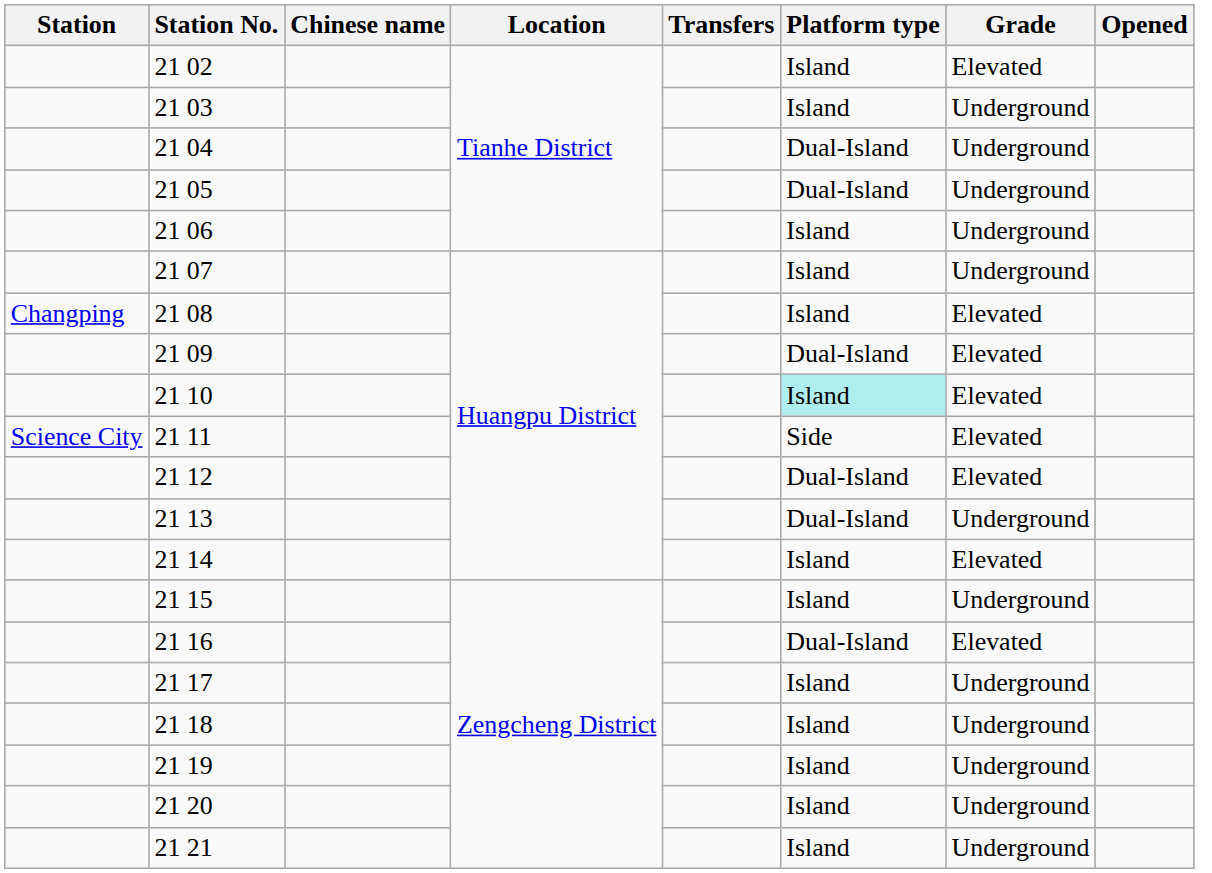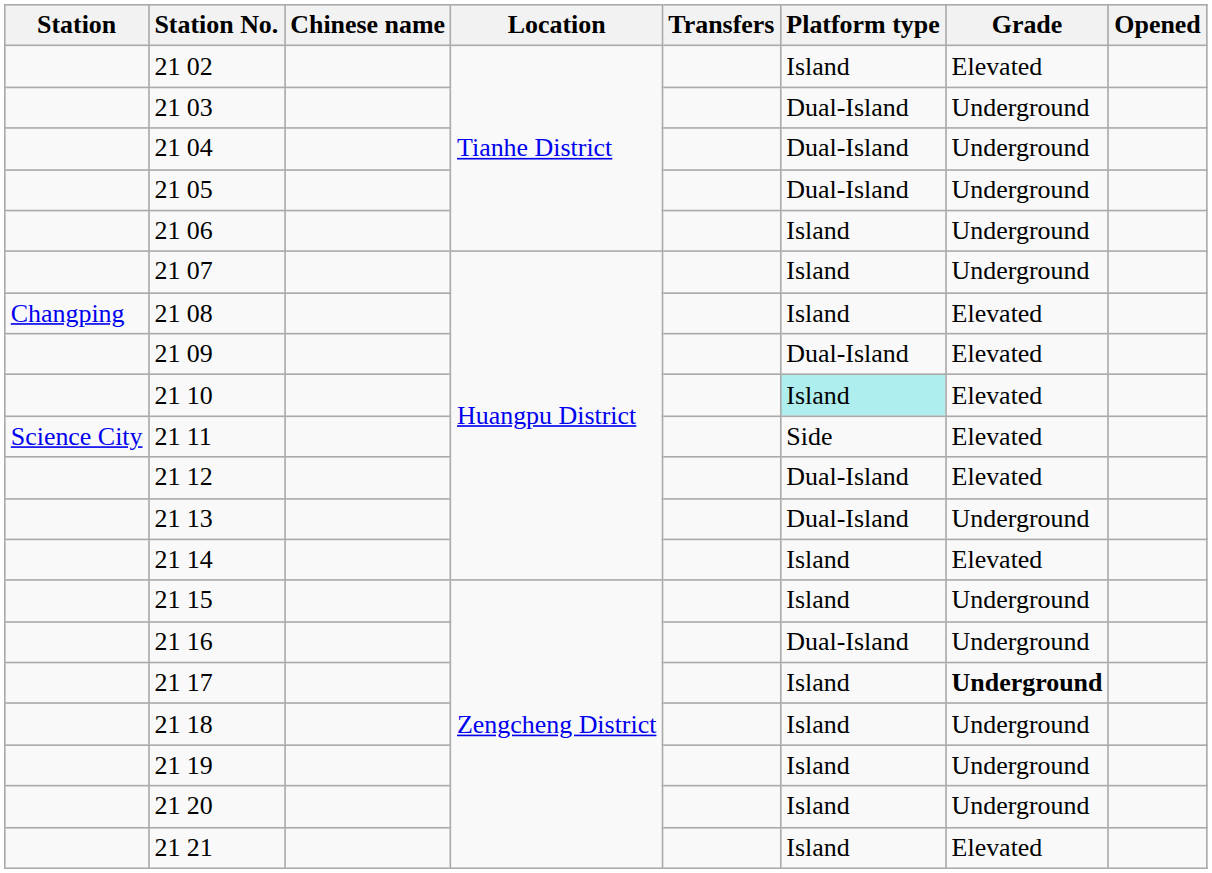(818, 107) Island -> (848, 107) Dual-Island
(997, 641) Elevated -> (1020, 641) Underground
(1020, 682) normal -> (1027, 682) bold
(1020, 847) Underground -> (997, 847) Elevated
